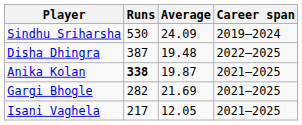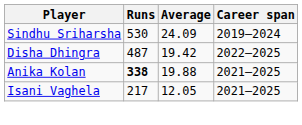(138, 53) 387 -> (138, 53) 487
(179, 53) 19.48 -> (179, 53) 19.42
(179, 72) 19.87 -> (179, 72) 19.88
- row: (50, 91)
